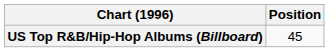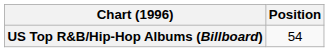(295, 36) 45 -> (295, 36) 54
